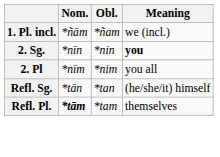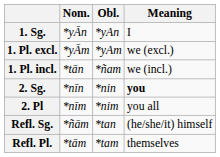+ row: (32, 32)
+ row: (32, 50)
(74, 32) *ñām -> (73, 69) *tān
(72, 87) *tān -> (76, 124) *ñām
(73, 106) bold -> (74, 143) normal
